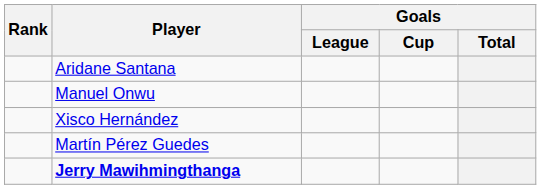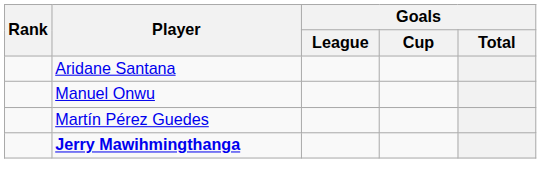- row: (117, 119)
